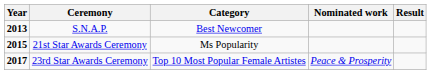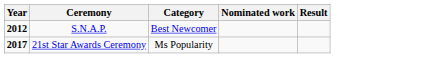(17, 28) 2013 -> (17, 28) 2012
(17, 45) 2015 -> (17, 45) 2017
- row: (90, 61)
